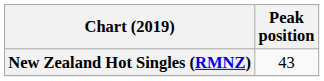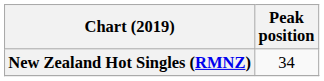(286, 62) 43 -> (286, 62) 34
